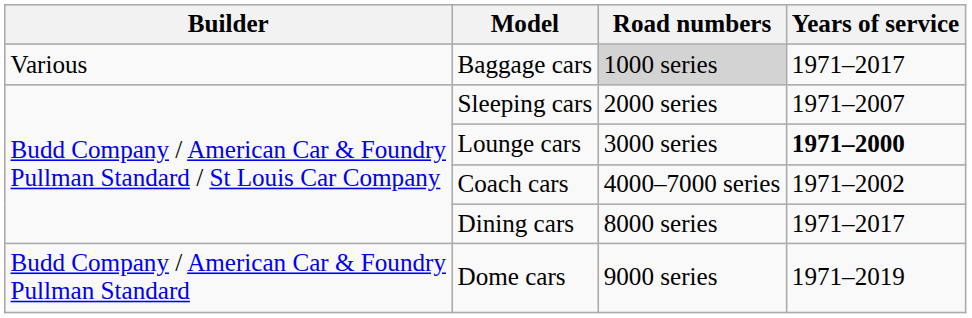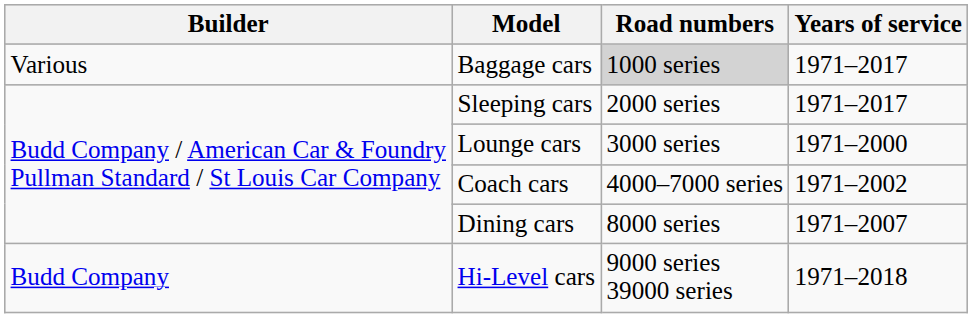(848, 104) 1971–2007 -> (851, 104) 1971–2017
(848, 143) bold -> (851, 143) normal
(848, 223) 1971–2017 -> (851, 223) 1971–2007
- row: (512, 277)
+ row: (526, 277)
